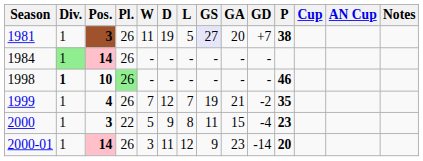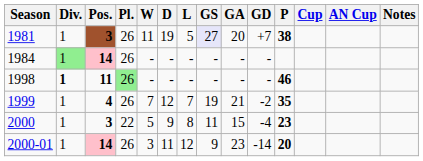(105, 79) 10 -> (106, 79) 11
